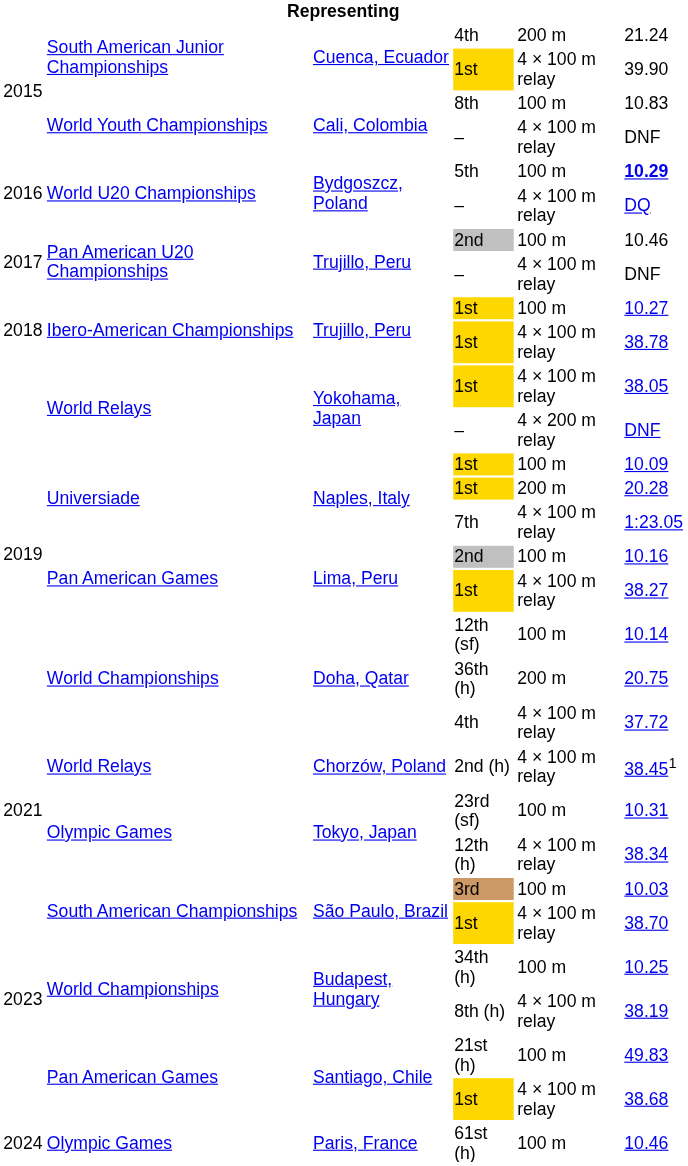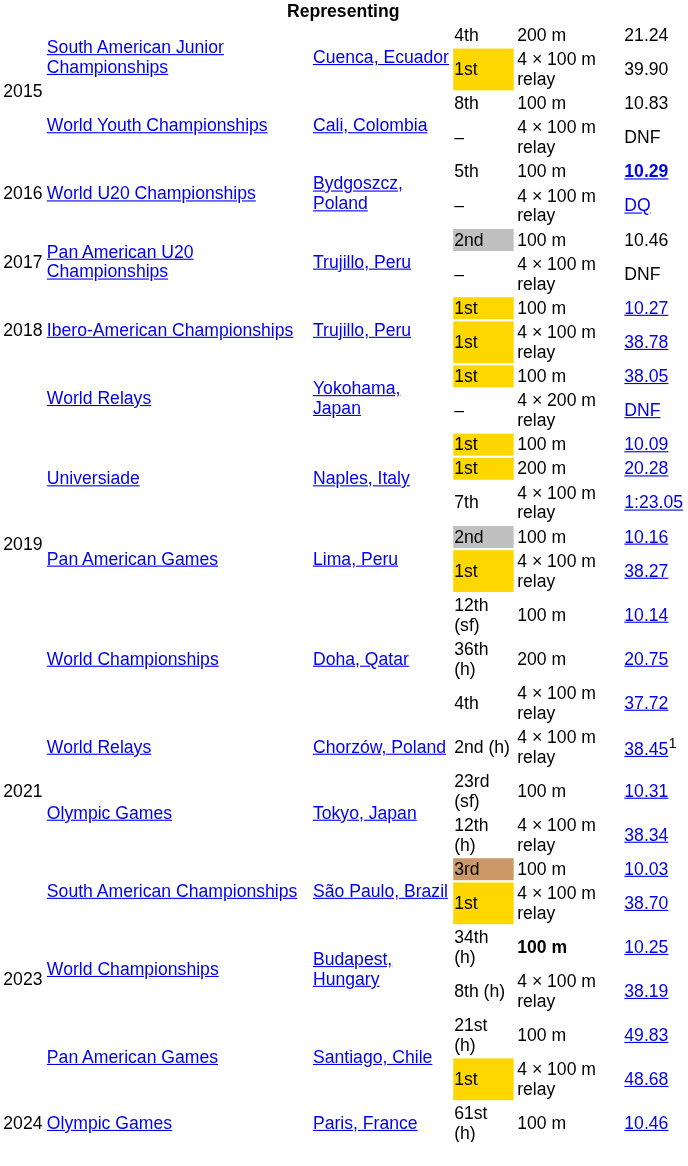(557, 386) 4 × 100 m relay -> (542, 376) 100 m
(542, 967) normal -> (542, 947) bold
(646, 1099) 38.68 -> (646, 1079) 48.68
